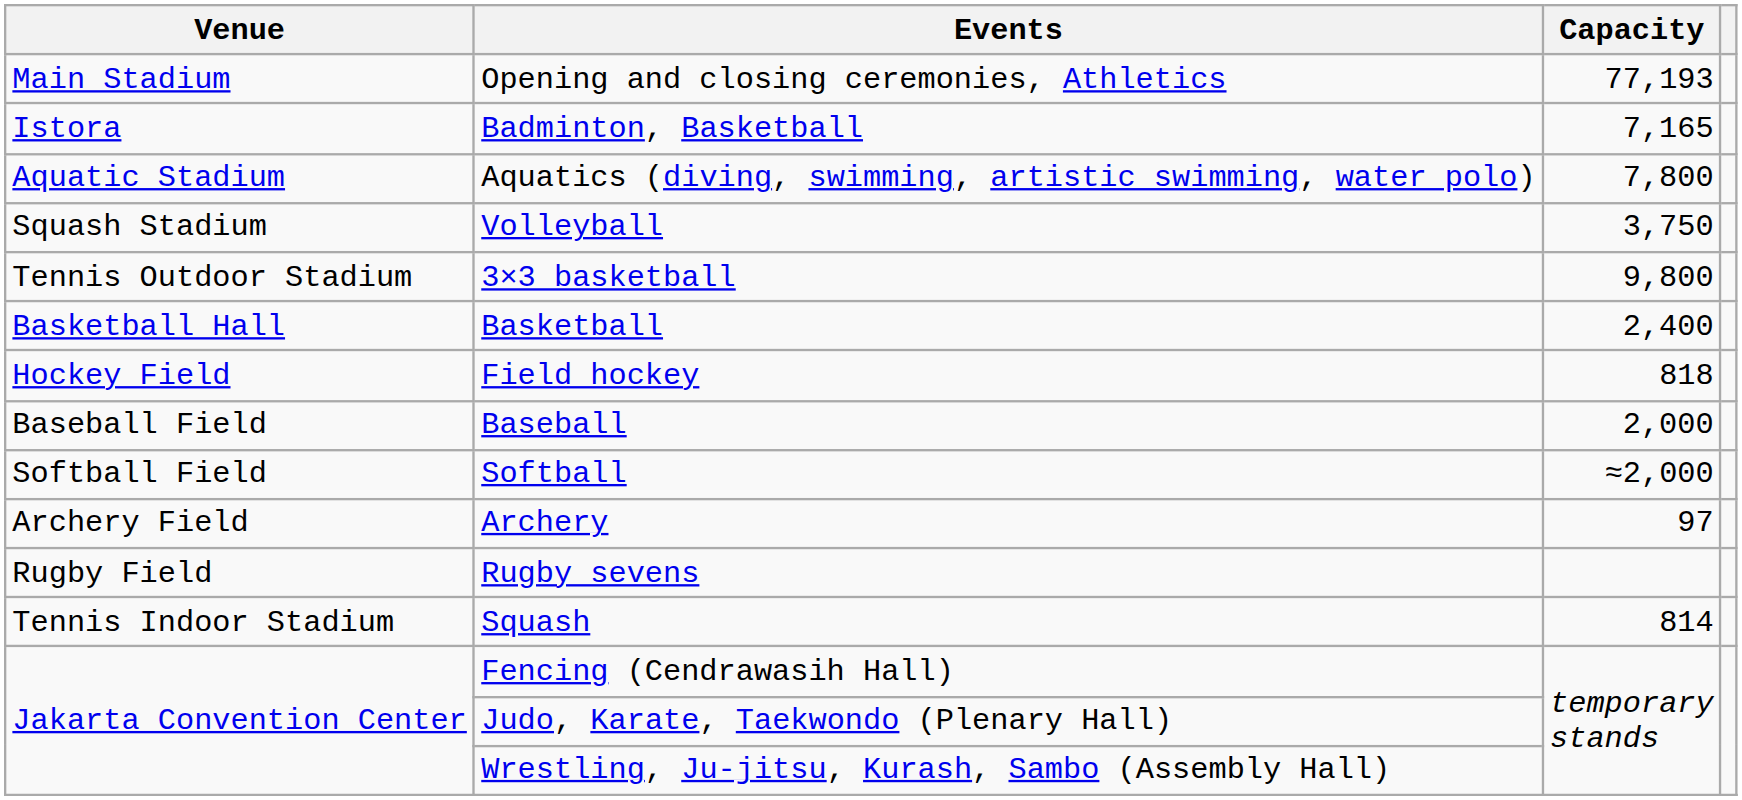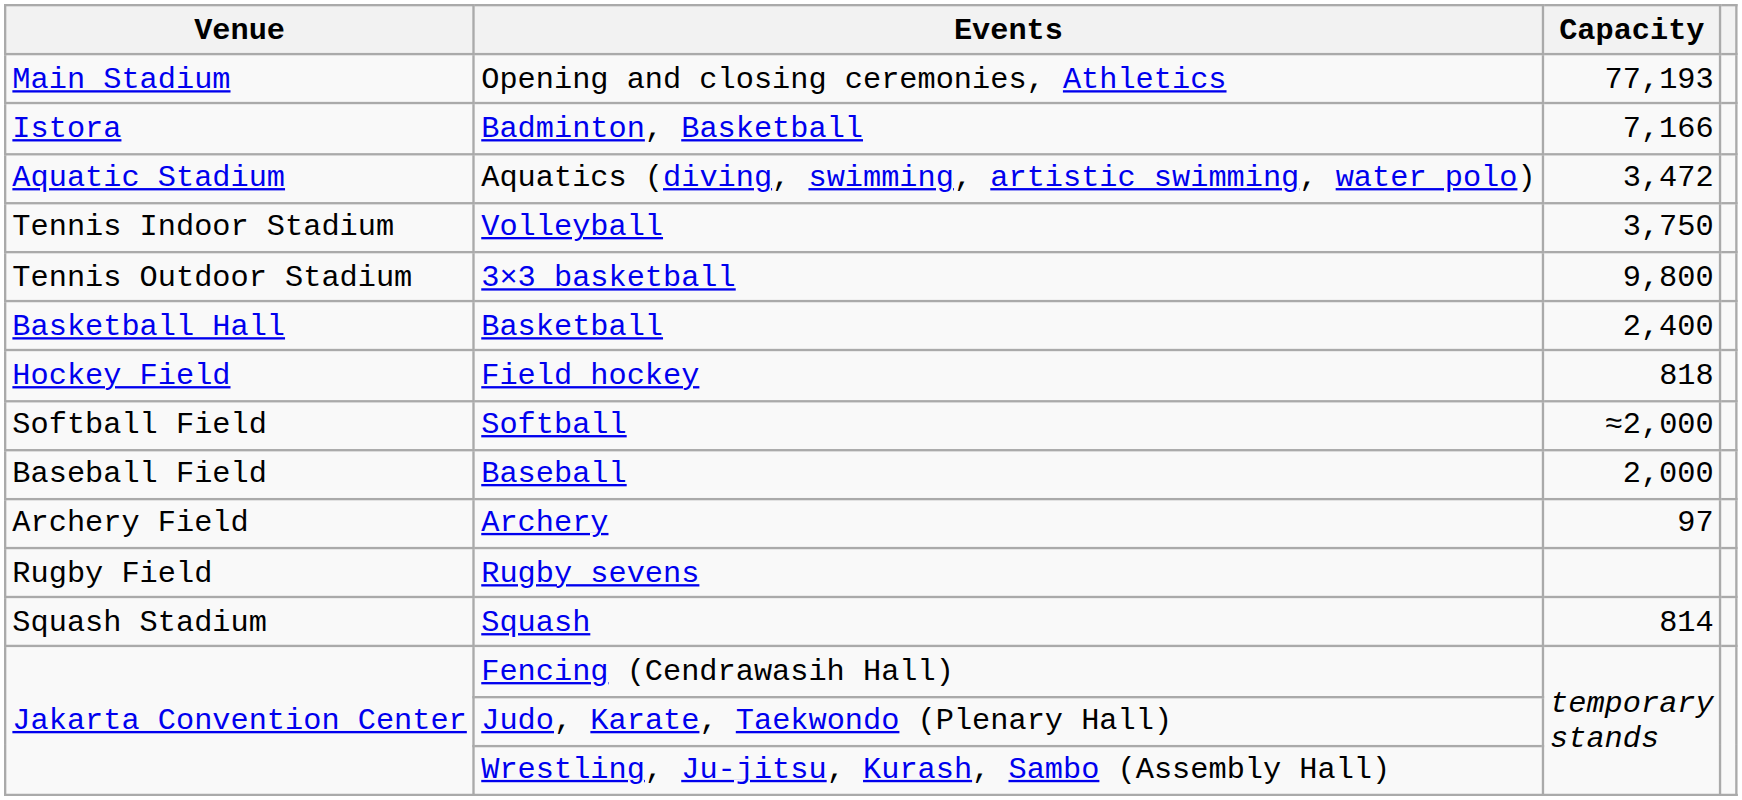(1668, 129) 7,165 -> (1668, 129) 7,166
(1668, 178) 7,800 -> (1668, 178) 3,472
(140, 227) Squash Stadium -> (203, 227) Tennis Indoor Stadium
rows swapped: (554, 425) <-> (554, 474)
(203, 622) Tennis Indoor Stadium -> (140, 622) Squash Stadium
